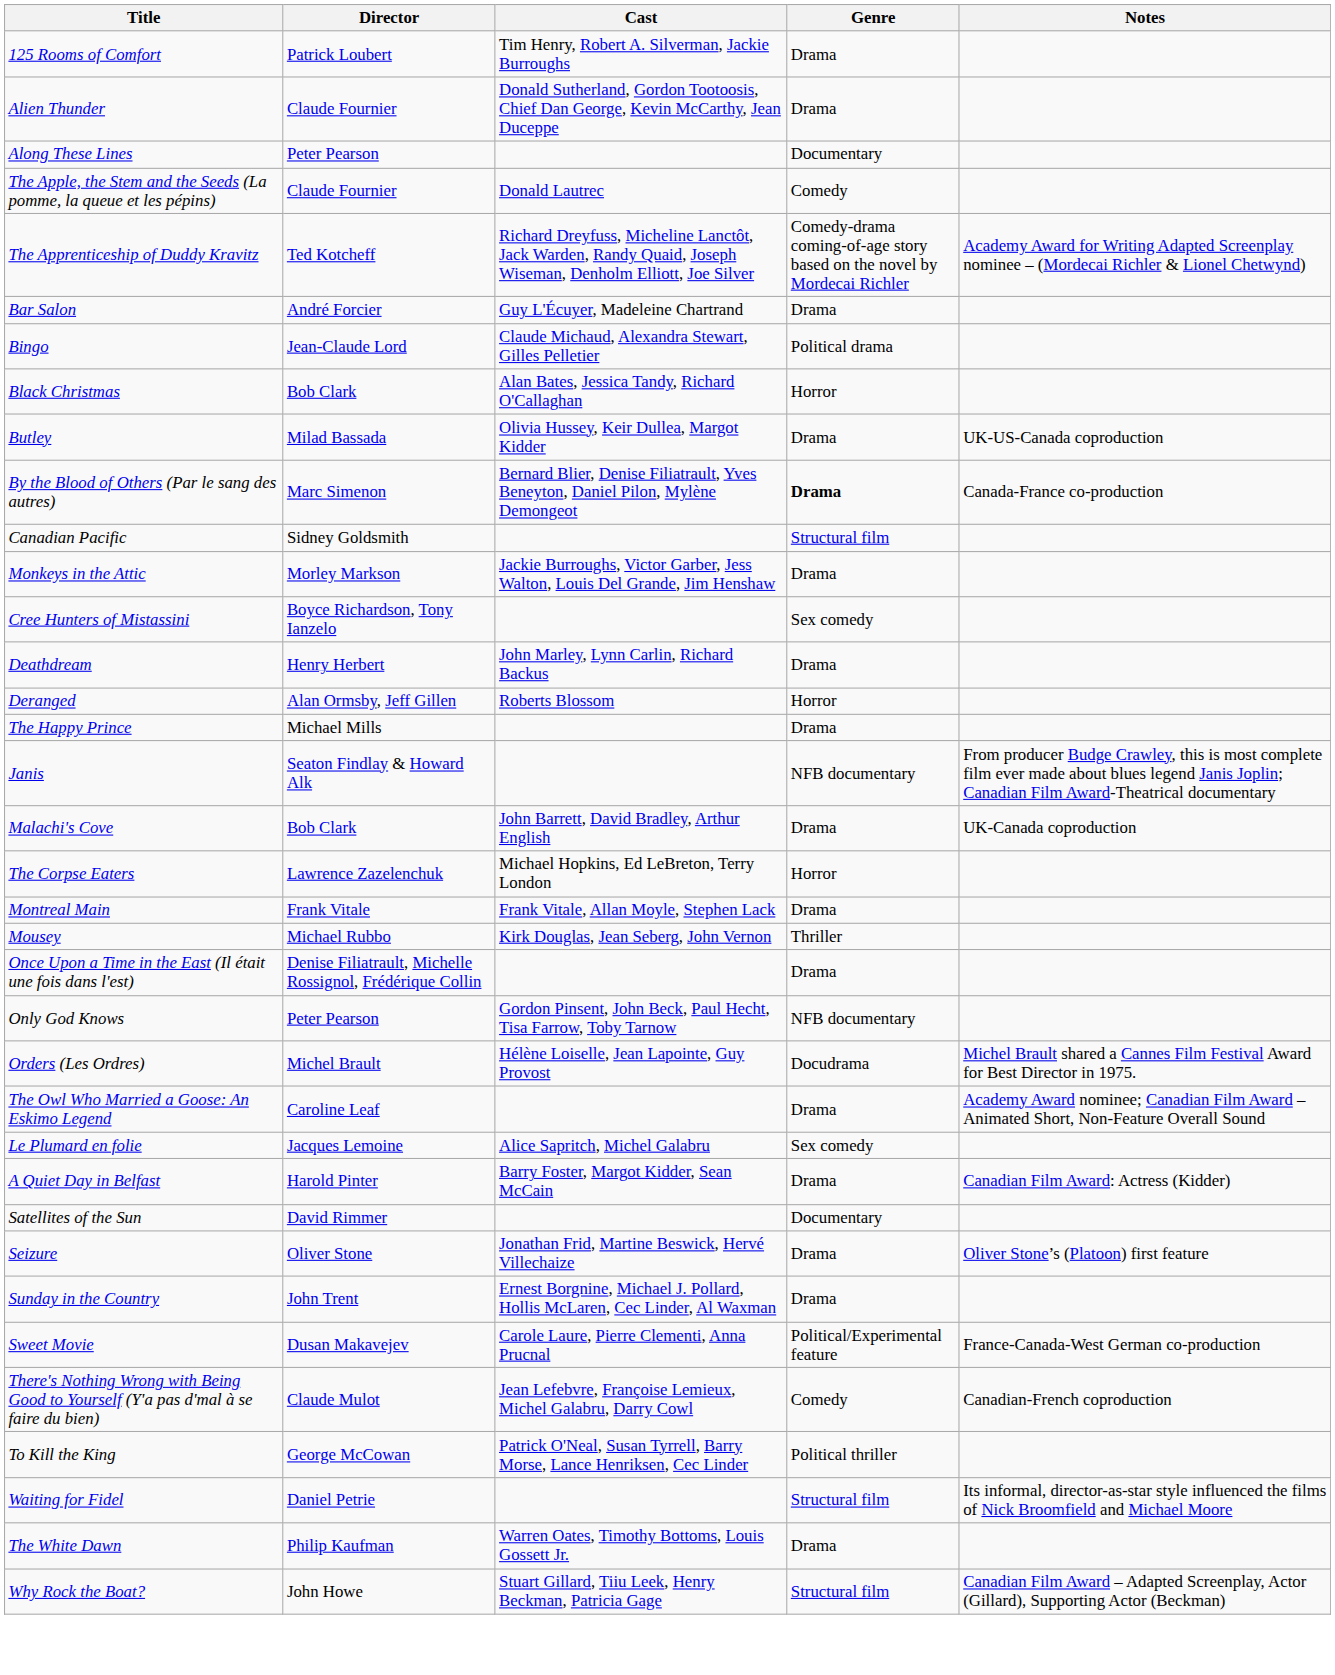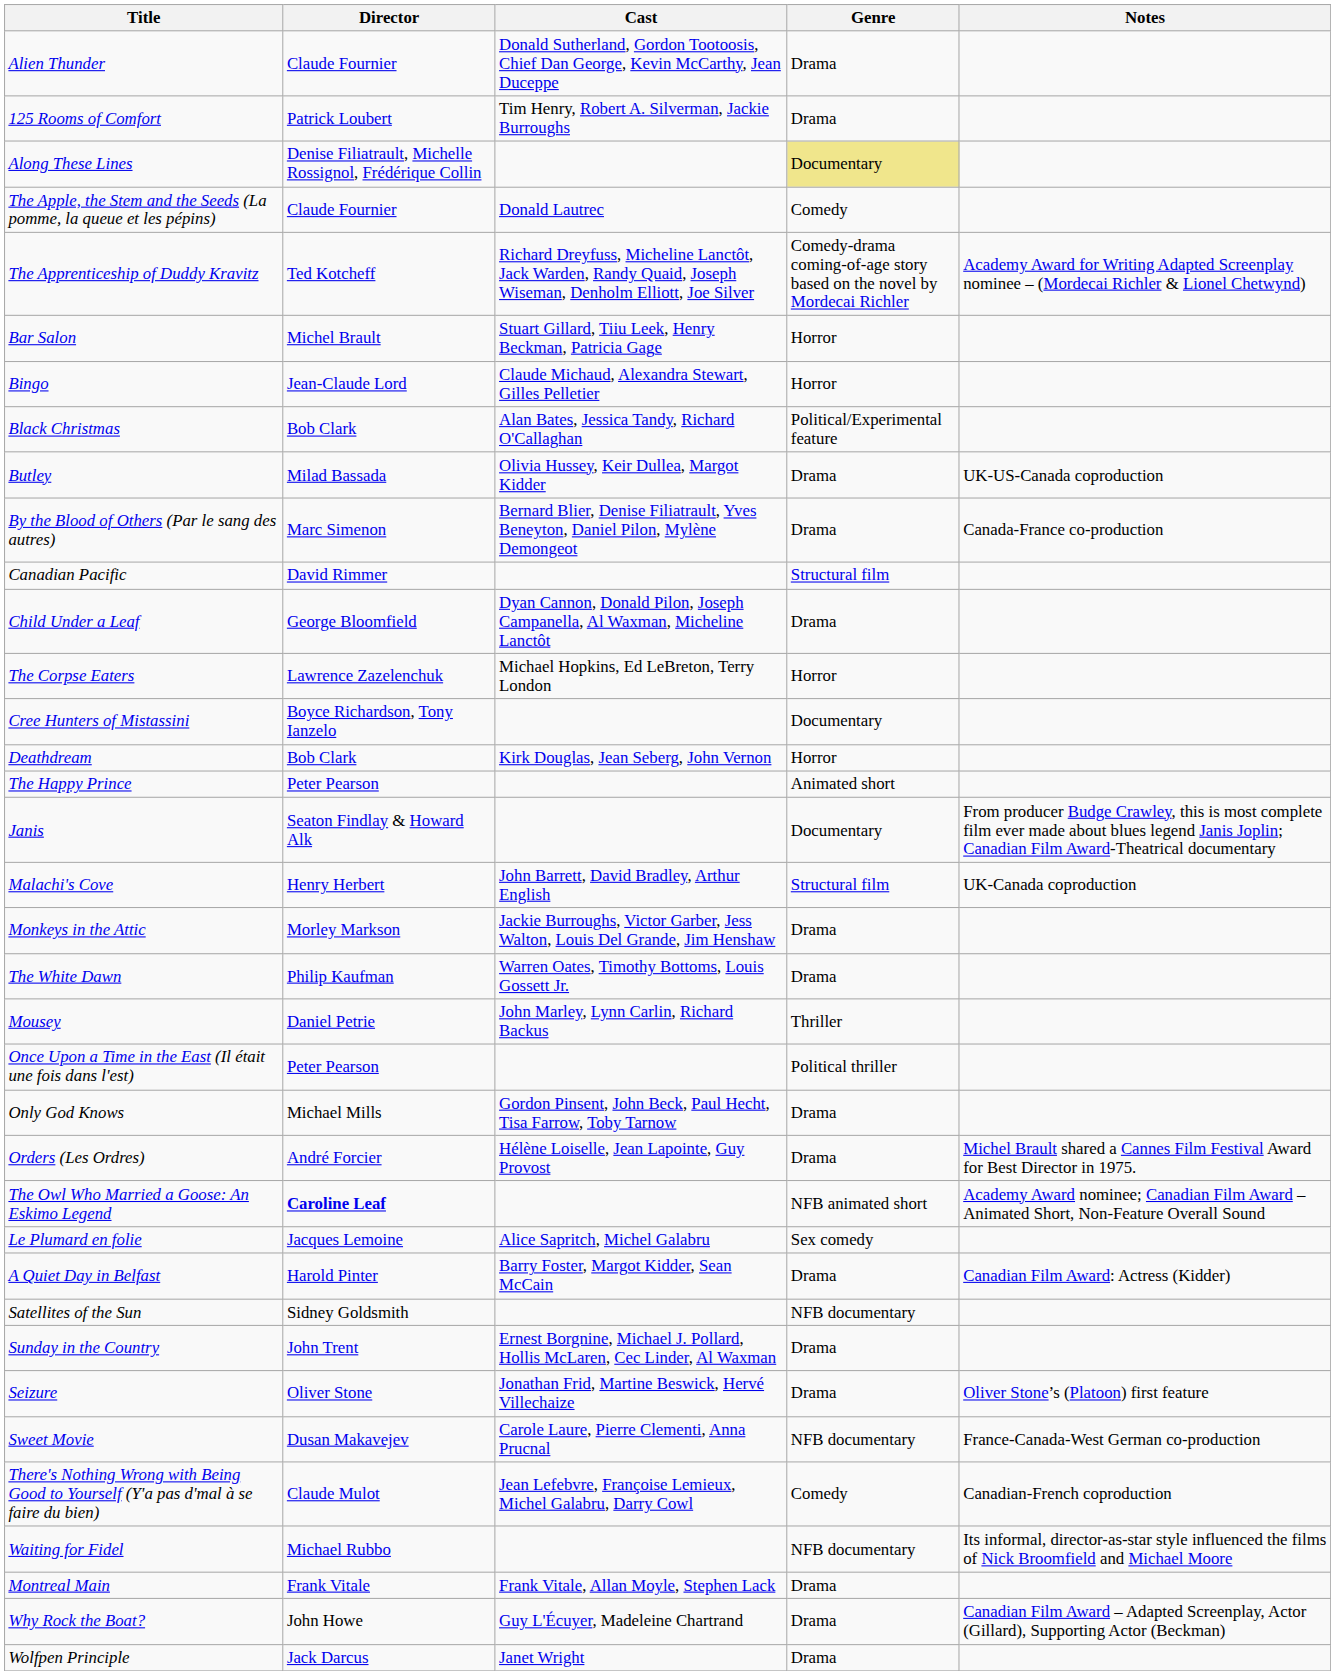rows swapped: (85, 53) <-> (57, 108)
(333, 154) Peter Pearson -> (384, 163) Denise Filiatrault, Michelle Rossignol, Frédérique Collin
(837, 154) no background -> (837, 163) khaki background
(334, 309) André Forcier -> (334, 338) Michel Brault
(621, 309) Guy L'Écuyer, Madeleine Chartrand -> (607, 338) Stuart Gillard, Tiiu Leek, Henry Beckman, Patricia Gage
(814, 309) Drama -> (814, 338) Horror
(842, 346) Political drama -> (814, 383) Horror
(814, 391) Horror -> (866, 429) Political/Experimental feature
(816, 492) bold -> (814, 529) normal
(348, 537) Sidney Goldsmith -> (337, 575) David Rimmer
+ row: (74, 621)
rows swapped: (71, 873) <-> (77, 573)
(832, 619) Sex comedy -> (837, 721) Documentary
(336, 664) Henry Herbert -> (322, 757) Bob Clark
(616, 664) John Marley, Lynn Carlin, Richard Backus -> (635, 757) Kirk Douglas, Jean Seberg, John Vernon
(814, 664) Drama -> (814, 757) Horror
- row: (42, 700)
(334, 727) Michael Mills -> (333, 784) Peter Pearson
(814, 727) Drama -> (843, 784) Animated short
(853, 773) NFB documentary -> (837, 829) Documentary
(322, 828) Bob Clark -> (336, 884) Henry Herbert
(814, 828) Drama -> (840, 884) Structural film
rows swapped: (59, 909) <-> (65, 1545)
(339, 936) Michael Rubbo -> (331, 1021) Daniel Petrie
(635, 936) Kirk Douglas, Jean Seberg, John Vernon -> (616, 1021) John Marley, Lynn Carlin, Richard Backus
(384, 972) Denise Filiatrault, Michelle Rossignol, Frédérique Collin -> (333, 1067) Peter Pearson
(814, 972) Drama -> (844, 1067) Political thriller
(333, 1018) Peter Pearson -> (334, 1112) Michael Mills
(853, 1018) NFB documentary -> (814, 1112) Drama
(334, 1063) Michel Brault -> (334, 1158) André Forcier
(830, 1063) Docudrama -> (814, 1158) Drama
(333, 1109) normal -> (336, 1203) bold
(814, 1109) Drama -> (859, 1203) NFB animated short
(337, 1217) David Rimmer -> (348, 1311) Sidney Goldsmith
(837, 1217) Documentary -> (853, 1311) NFB documentary
rows swapped: (33, 1253) <-> (84, 1299)
(866, 1344) Political/Experimental feature -> (853, 1439) NFB documentary
- row: (62, 1454)
(331, 1500) Daniel Petrie -> (339, 1549) Michael Rubbo
(840, 1500) Structural film -> (853, 1549) NFB documentary
(607, 1591) Stuart Gillard, Tiiu Leek, Henry Beckman, Patricia Gage -> (621, 1621) Guy L'Écuyer, Madeleine Chartrand
(840, 1591) Structural film -> (814, 1621) Drama
+ row: (69, 1657)
